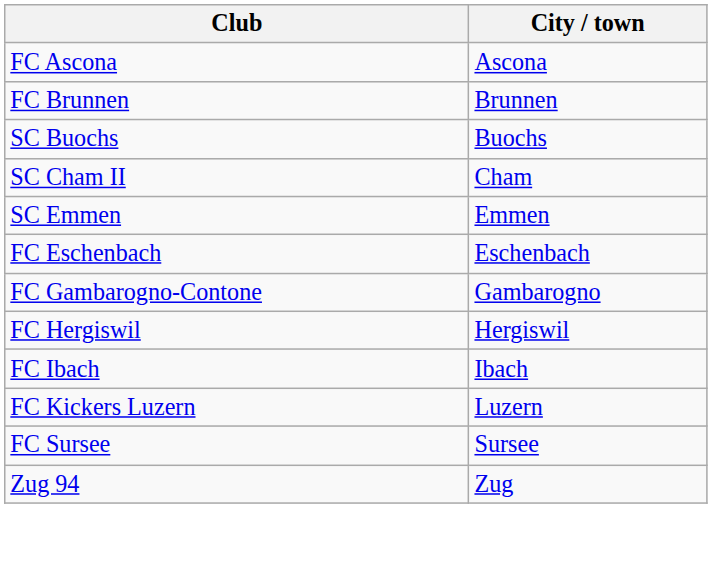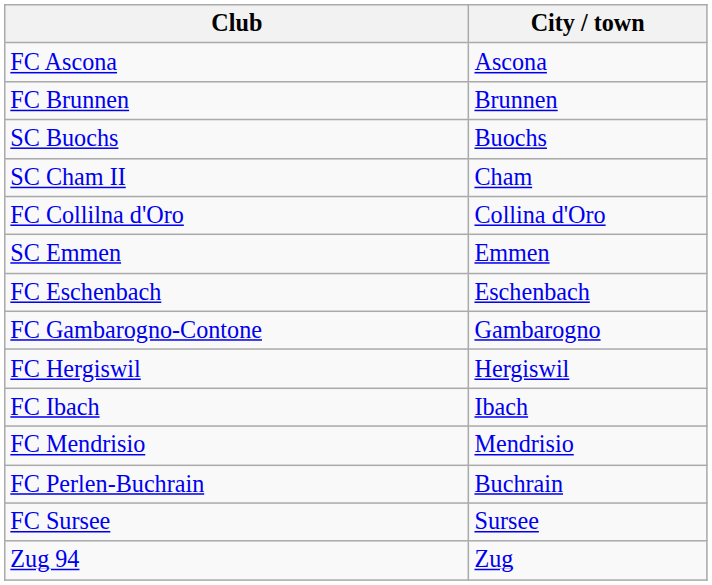+ row: (97, 215)
- row: (103, 406)
+ row: (78, 445)
+ row: (107, 483)
